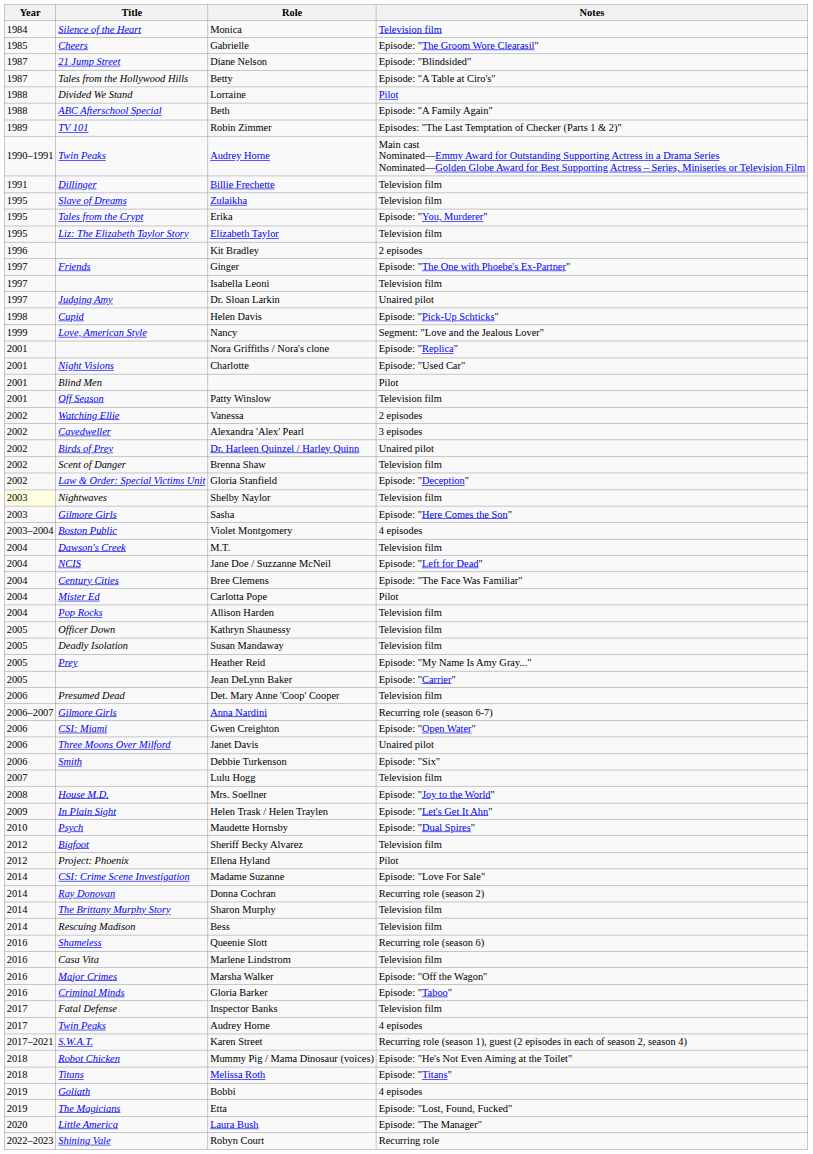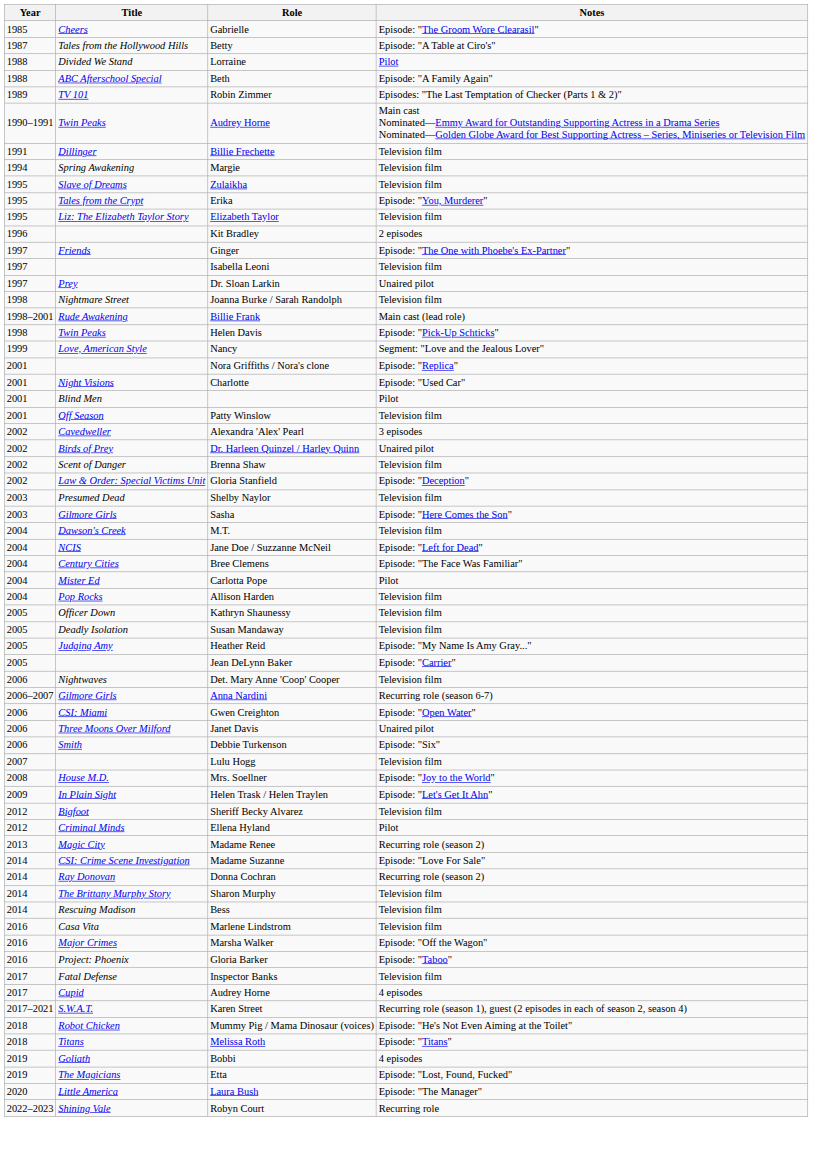- row: (226, 29)
- row: (239, 62)
+ row: (225, 168)
(86, 300) Judging Amy -> (68, 283) Prey
+ row: (276, 300)
+ row: (235, 316)
(71, 316) Cupid -> (82, 333) Twin Peaks
- row: (227, 415)
(17, 497) lightyellow background -> (17, 497) no background
(83, 497) Nightwaves -> (91, 497) Presumed Dead
- row: (251, 530)
(68, 662) Prey -> (86, 646) Judging Amy
(91, 695) Presumed Dead -> (83, 679) Nightwaves
- row: (249, 827)
(93, 860) Project: Phoenix -> (91, 827) Criminal Minds
+ row: (243, 844)
- row: (239, 943)
(91, 992) Criminal Minds -> (93, 959) Project: Phoenix
(82, 1025) Twin Peaks -> (71, 992) Cupid
